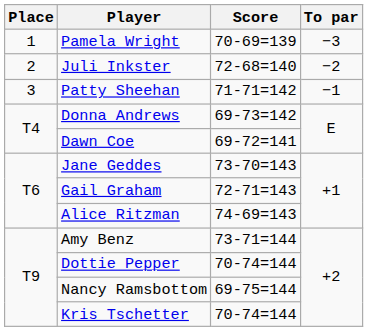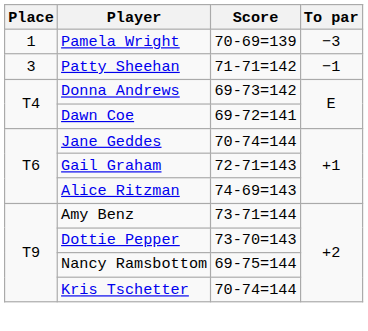- row: (116, 67)
(255, 166) 73-70=143 -> (255, 141) 70-74=144
(255, 265) 70-74=144 -> (255, 240) 73-70=143
